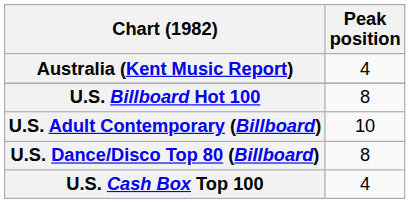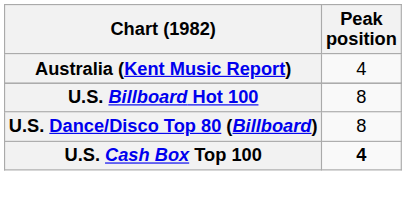- row: (165, 126)
(365, 184) normal -> (361, 155) bold
